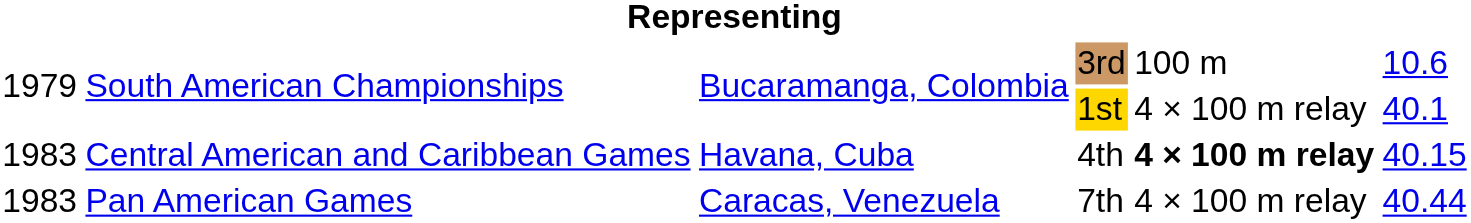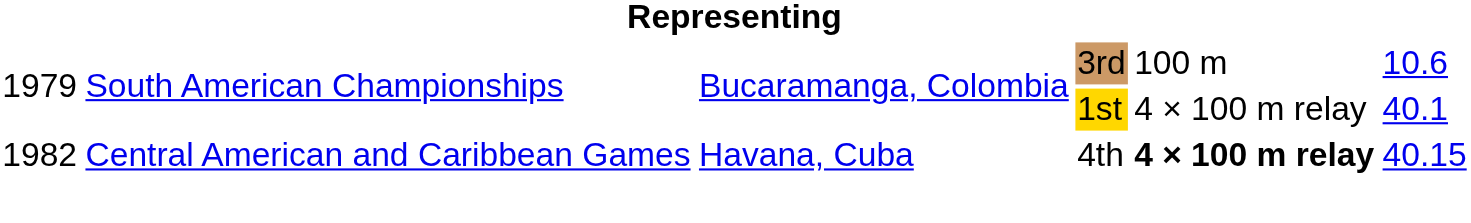(40, 155) 1983 -> (40, 155) 1982
- row: (1101, 201)
